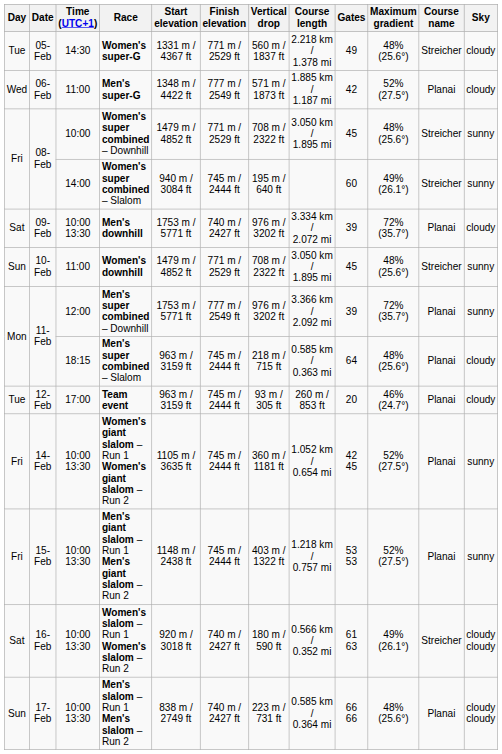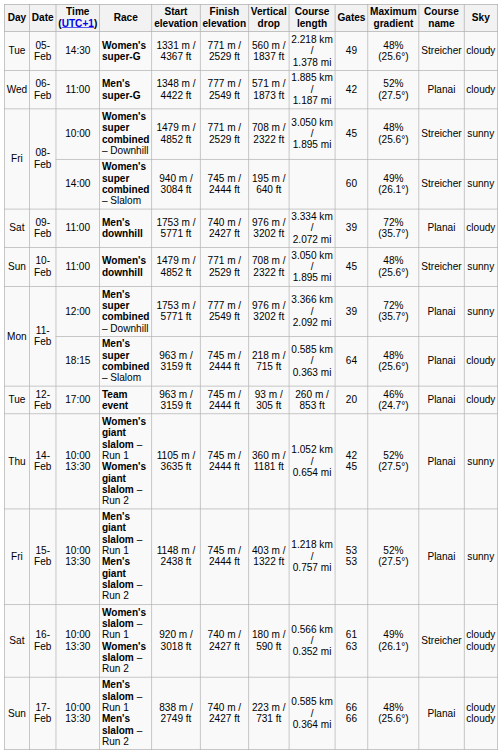(78, 228) 10:00 13:30 -> (78, 228) 11:00
(17, 461) Fri -> (17, 461) Thu
